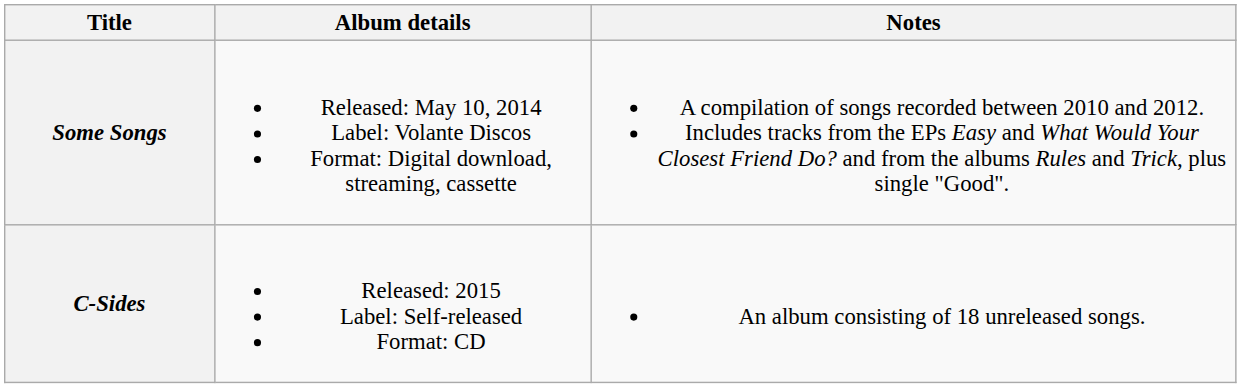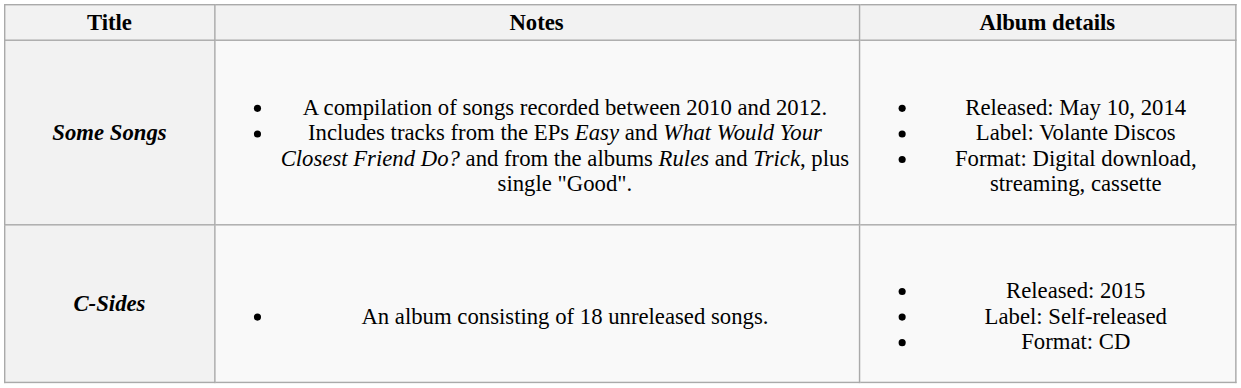columns swapped: (403, 22) <-> (914, 22)
